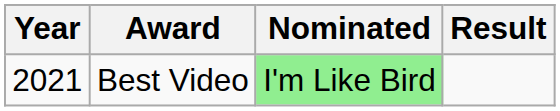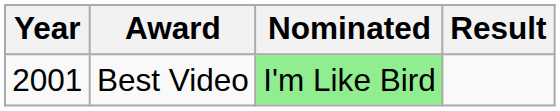(47, 79) 2021 -> (47, 79) 2001
